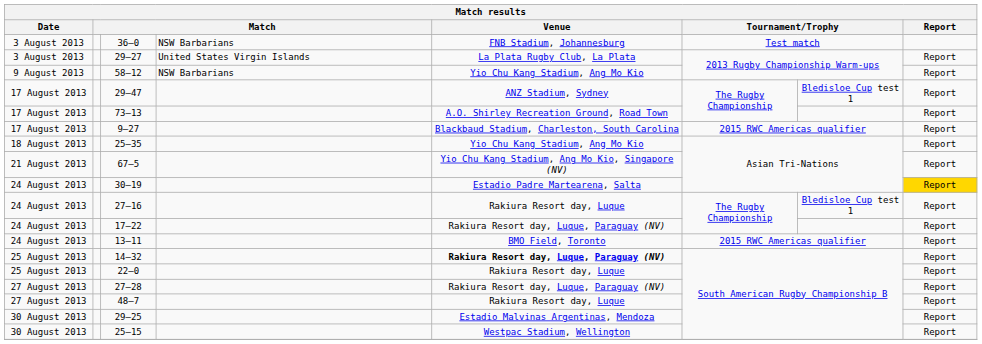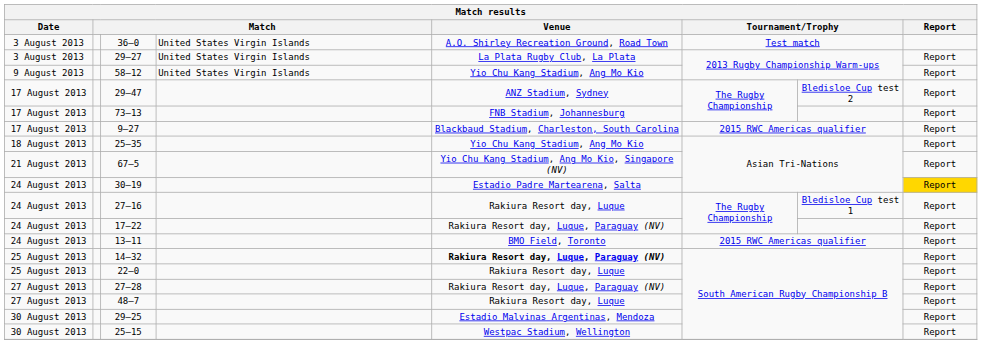(196, 42) NSW Barbarians -> (234, 42) United States Virgin Islands
(557, 42) FNB Stadium, Johannesburg -> (557, 42) A.O. Shirley Recreation Ground, Road Town
(196, 72) NSW Barbarians -> (234, 72) United States Virgin Islands
(850, 93) Bledisloe Cup test 1 -> (850, 93) Bledisloe Cup test 2
(557, 113) A.O. Shirley Recreation Ground, Road Town -> (557, 113) FNB Stadium, Johannesburg
